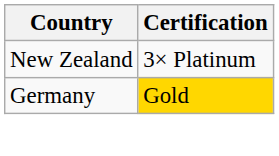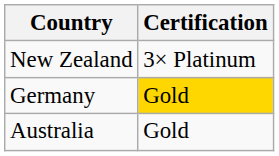+ row: (52, 131)
